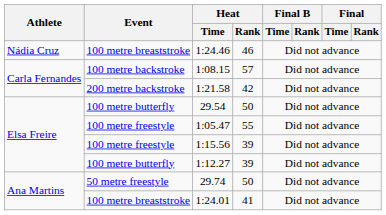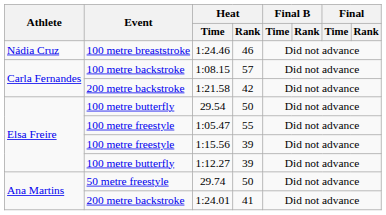(138, 200) 100 metre breaststroke -> (136, 200) 200 metre backstroke
